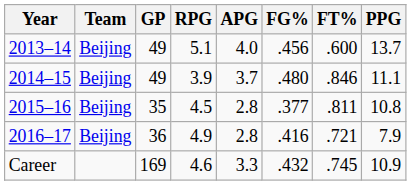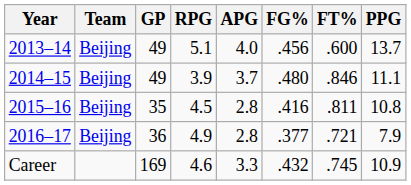(293, 107) .377 -> (293, 107) .416
(293, 136) .416 -> (293, 136) .377
